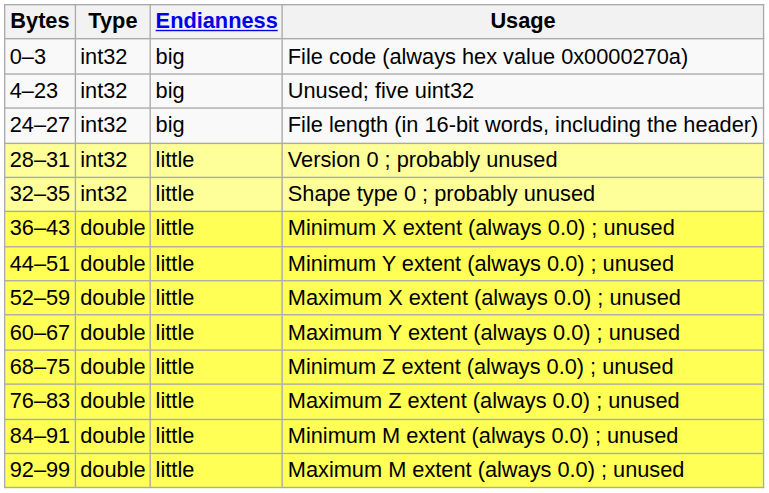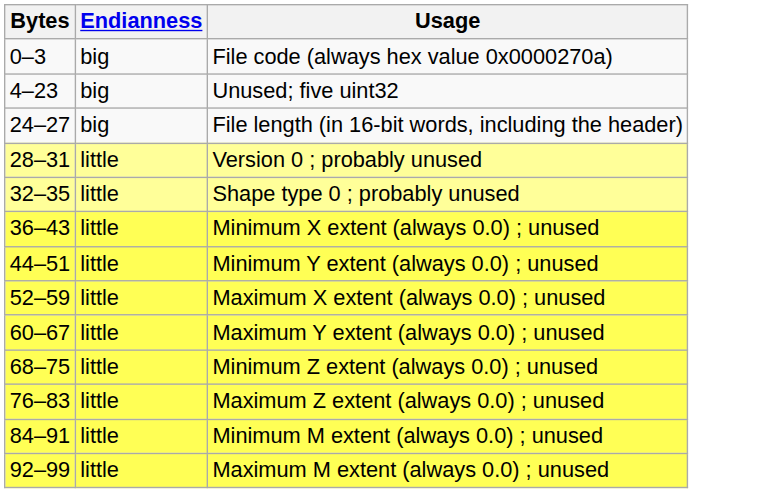- column: (113, 21)
